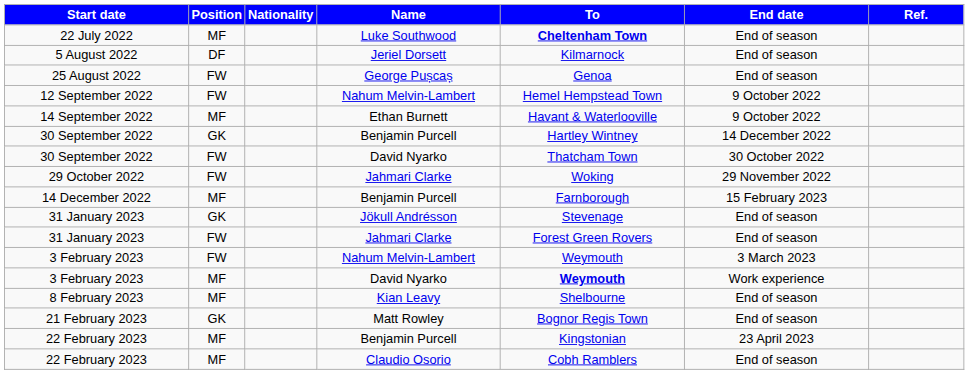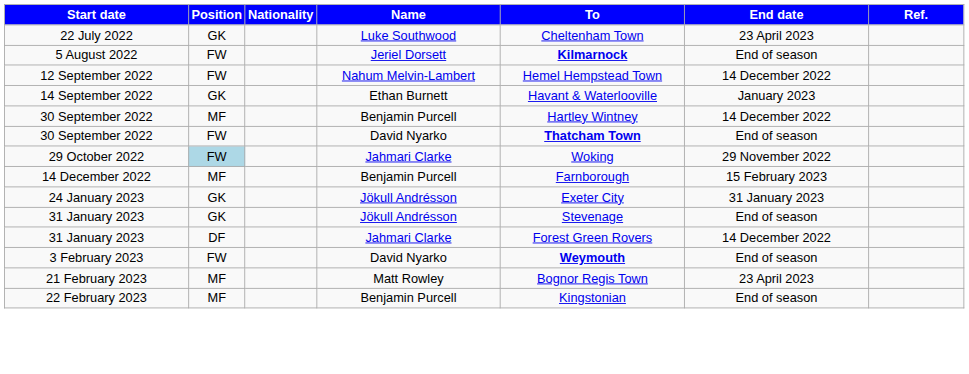(217, 35) MF -> (217, 35) GK
(592, 35) bold -> (592, 35) normal
(776, 35) End of season -> (776, 35) 23 April 2023
(217, 55) DF -> (217, 55) FW
(592, 55) normal -> (592, 55) bold
- row: (96, 76)
(776, 96) 9 October 2022 -> (776, 76) 14 December 2022
(217, 116) MF -> (217, 96) GK
(776, 116) 9 October 2022 -> (776, 96) January 2023
(217, 136) GK -> (217, 116) MF
(592, 157) normal -> (592, 136) bold
(776, 157) 30 October 2022 -> (776, 136) End of season
(217, 177) no background -> (217, 157) lightblue background
+ row: (96, 197)
(217, 238) FW -> (217, 238) DF
(776, 238) End of season -> (776, 238) 14 December 2022
- row: (96, 258)
(217, 278) MF -> (217, 258) FW
(776, 278) Work experience -> (776, 258) End of season
- row: (96, 298)
(217, 319) GK -> (217, 278) MF
(776, 319) End of season -> (776, 278) 23 April 2023
(776, 339) 23 April 2023 -> (776, 298) End of season
- row: (96, 359)
